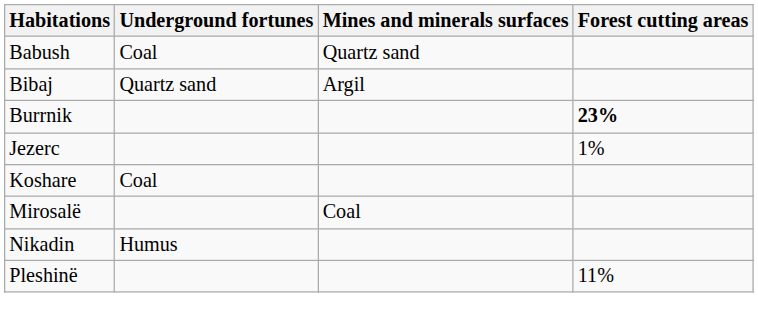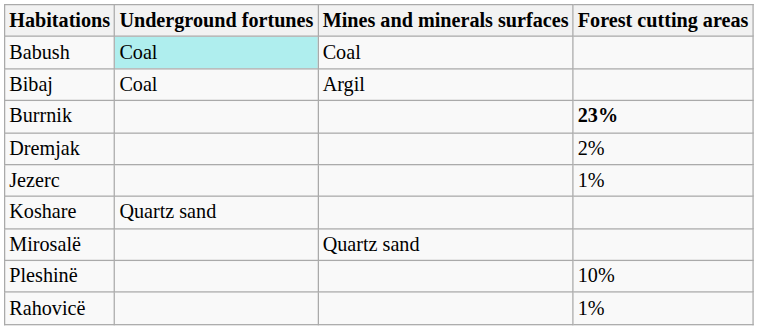(138, 52) no background -> (138, 52) paleturquoise background
(371, 52) Quartz sand -> (342, 52) Coal
(168, 84) Quartz sand -> (138, 84) Coal
+ row: (45, 148)
(138, 180) Coal -> (168, 212) Quartz sand
(342, 212) Coal -> (371, 244) Quartz sand
- row: (42, 244)
(596, 276) 11% -> (596, 276) 10%
+ row: (47, 308)
